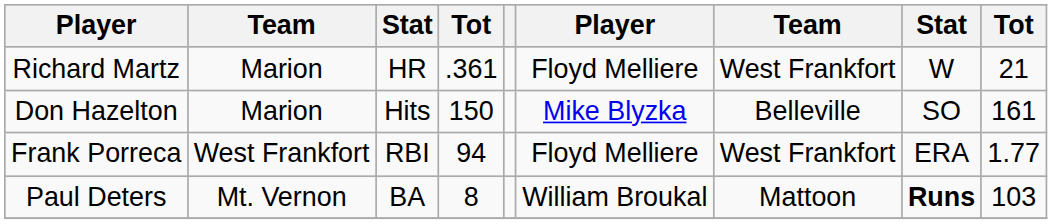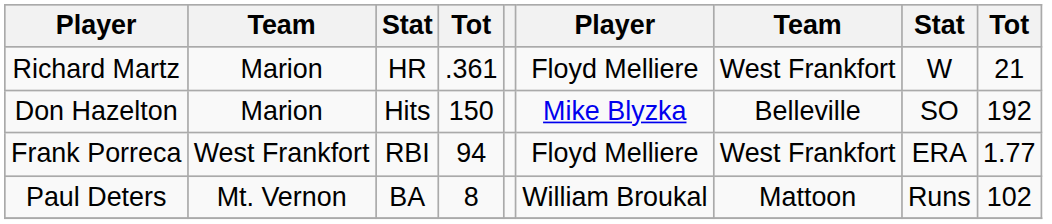(1014, 111) 161 -> (1009, 111) 192
(942, 196) bold -> (939, 196) normal
(1014, 196) 103 -> (1009, 196) 102
